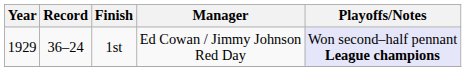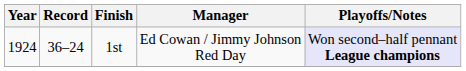(22, 46) 1929 -> (22, 46) 1924
